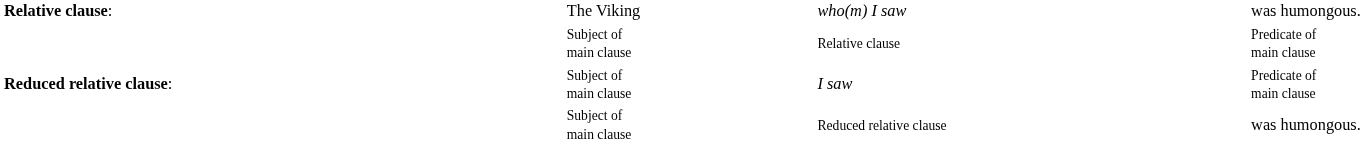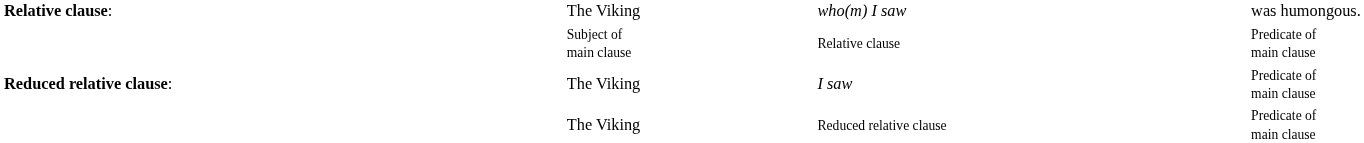(599, 84) Subject of main clause -> (604, 83) The Viking
(599, 125) Subject of main clause -> (604, 124) The Viking
(1306, 124) was humongous. -> (1284, 125) Predicate of main clause
